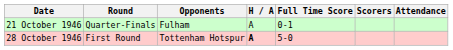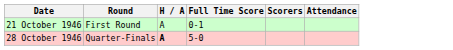- column: (202, 11)
(120, 25) Quarter-Finals -> (113, 25) First Round
(113, 38) First Round -> (120, 38) Quarter-Finals
